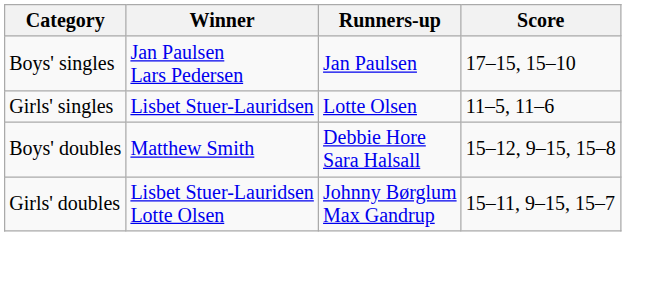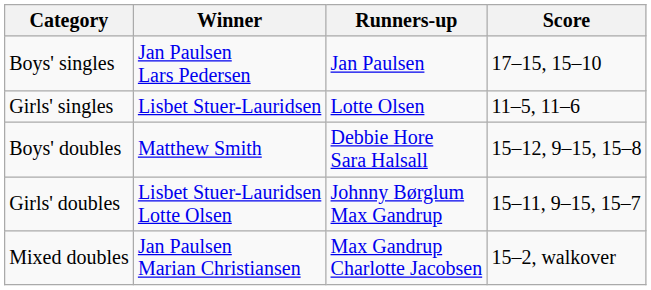+ row: (69, 257)
